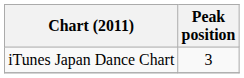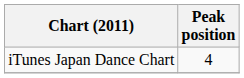(208, 60) 3 -> (208, 60) 4
